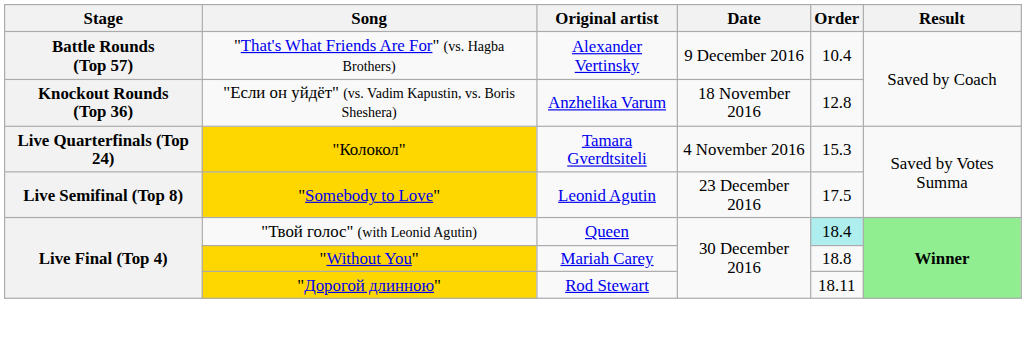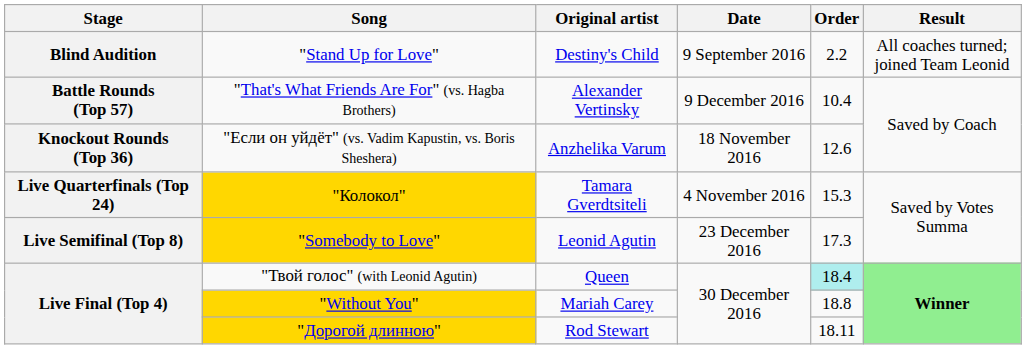+ row: (369, 54)
(837, 103) 12.8 -> (837, 148) 12.6
(837, 195) 17.5 -> (837, 240) 17.3
